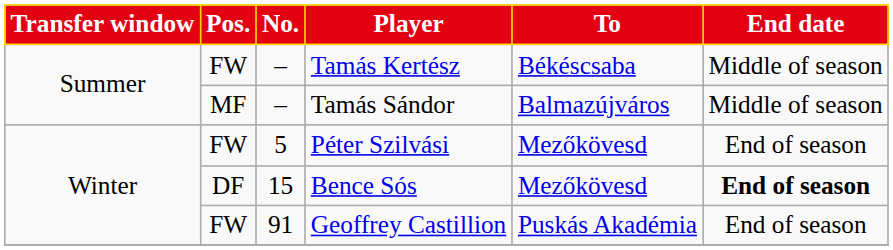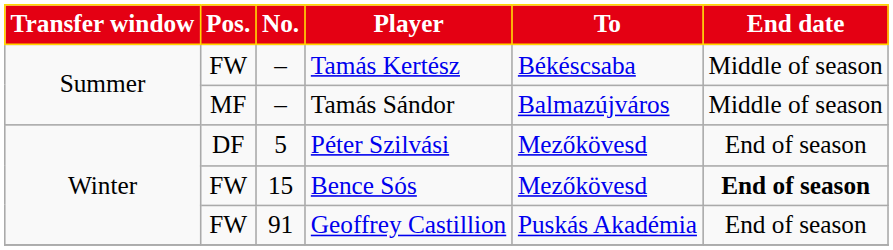(228, 144) FW -> (228, 144) DF
(228, 184) DF -> (228, 184) FW
